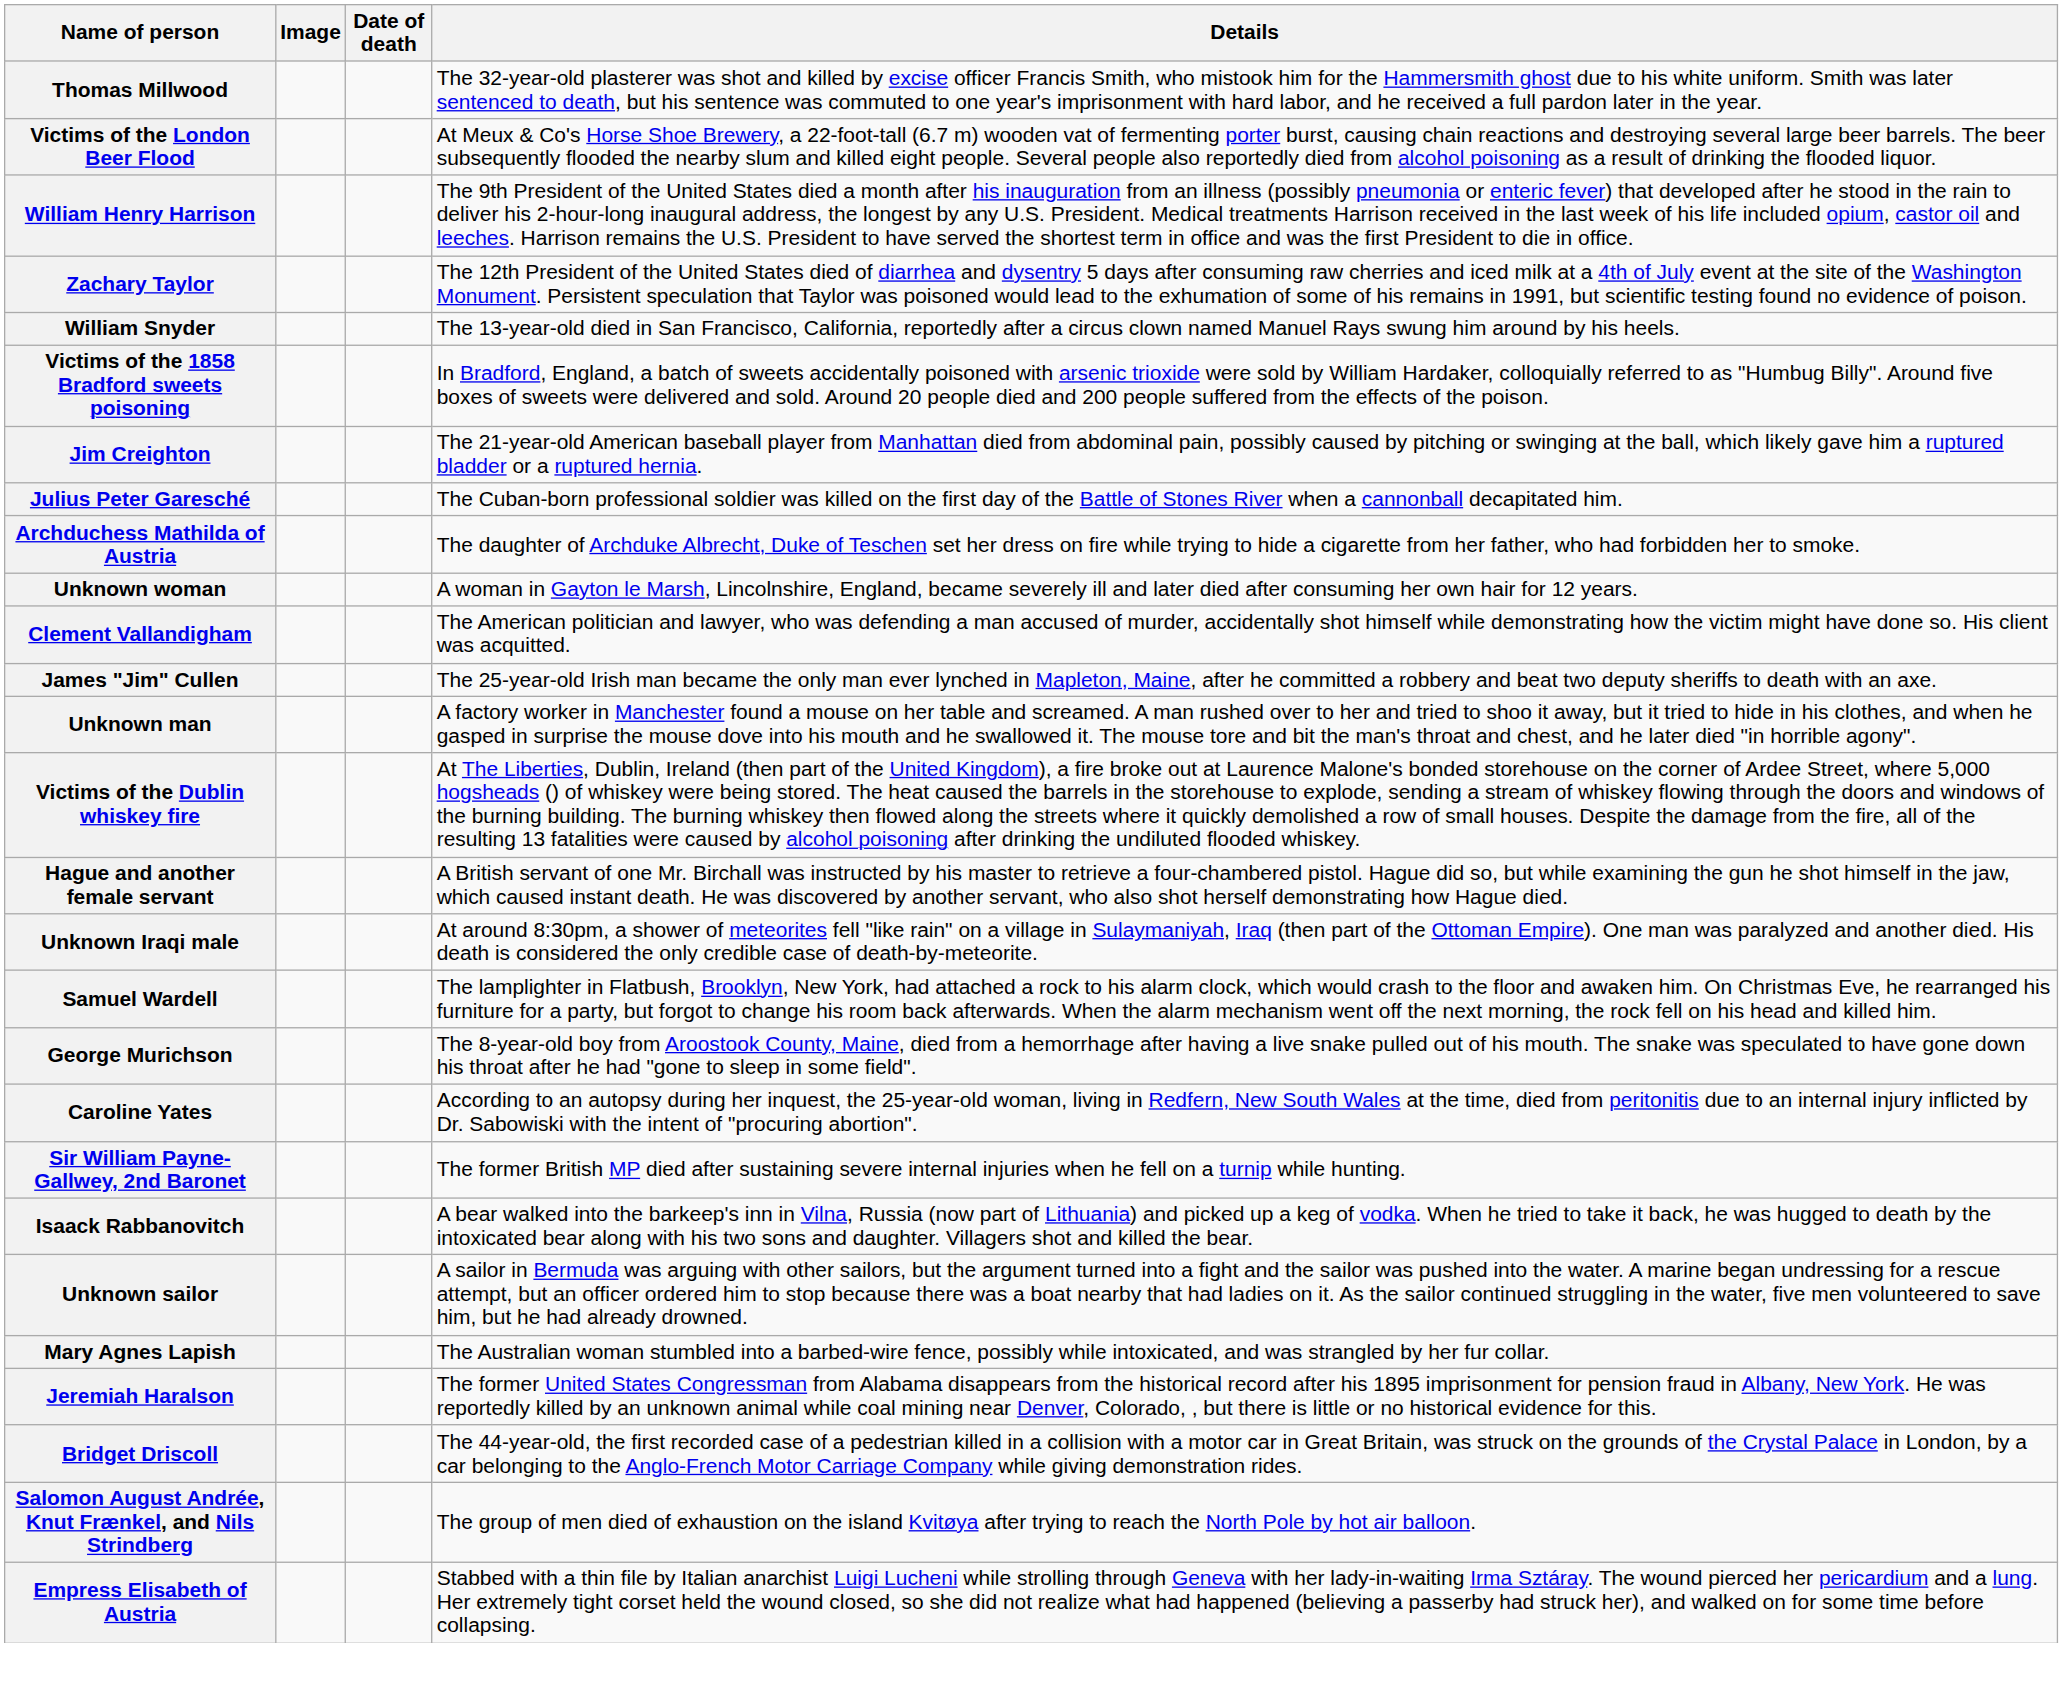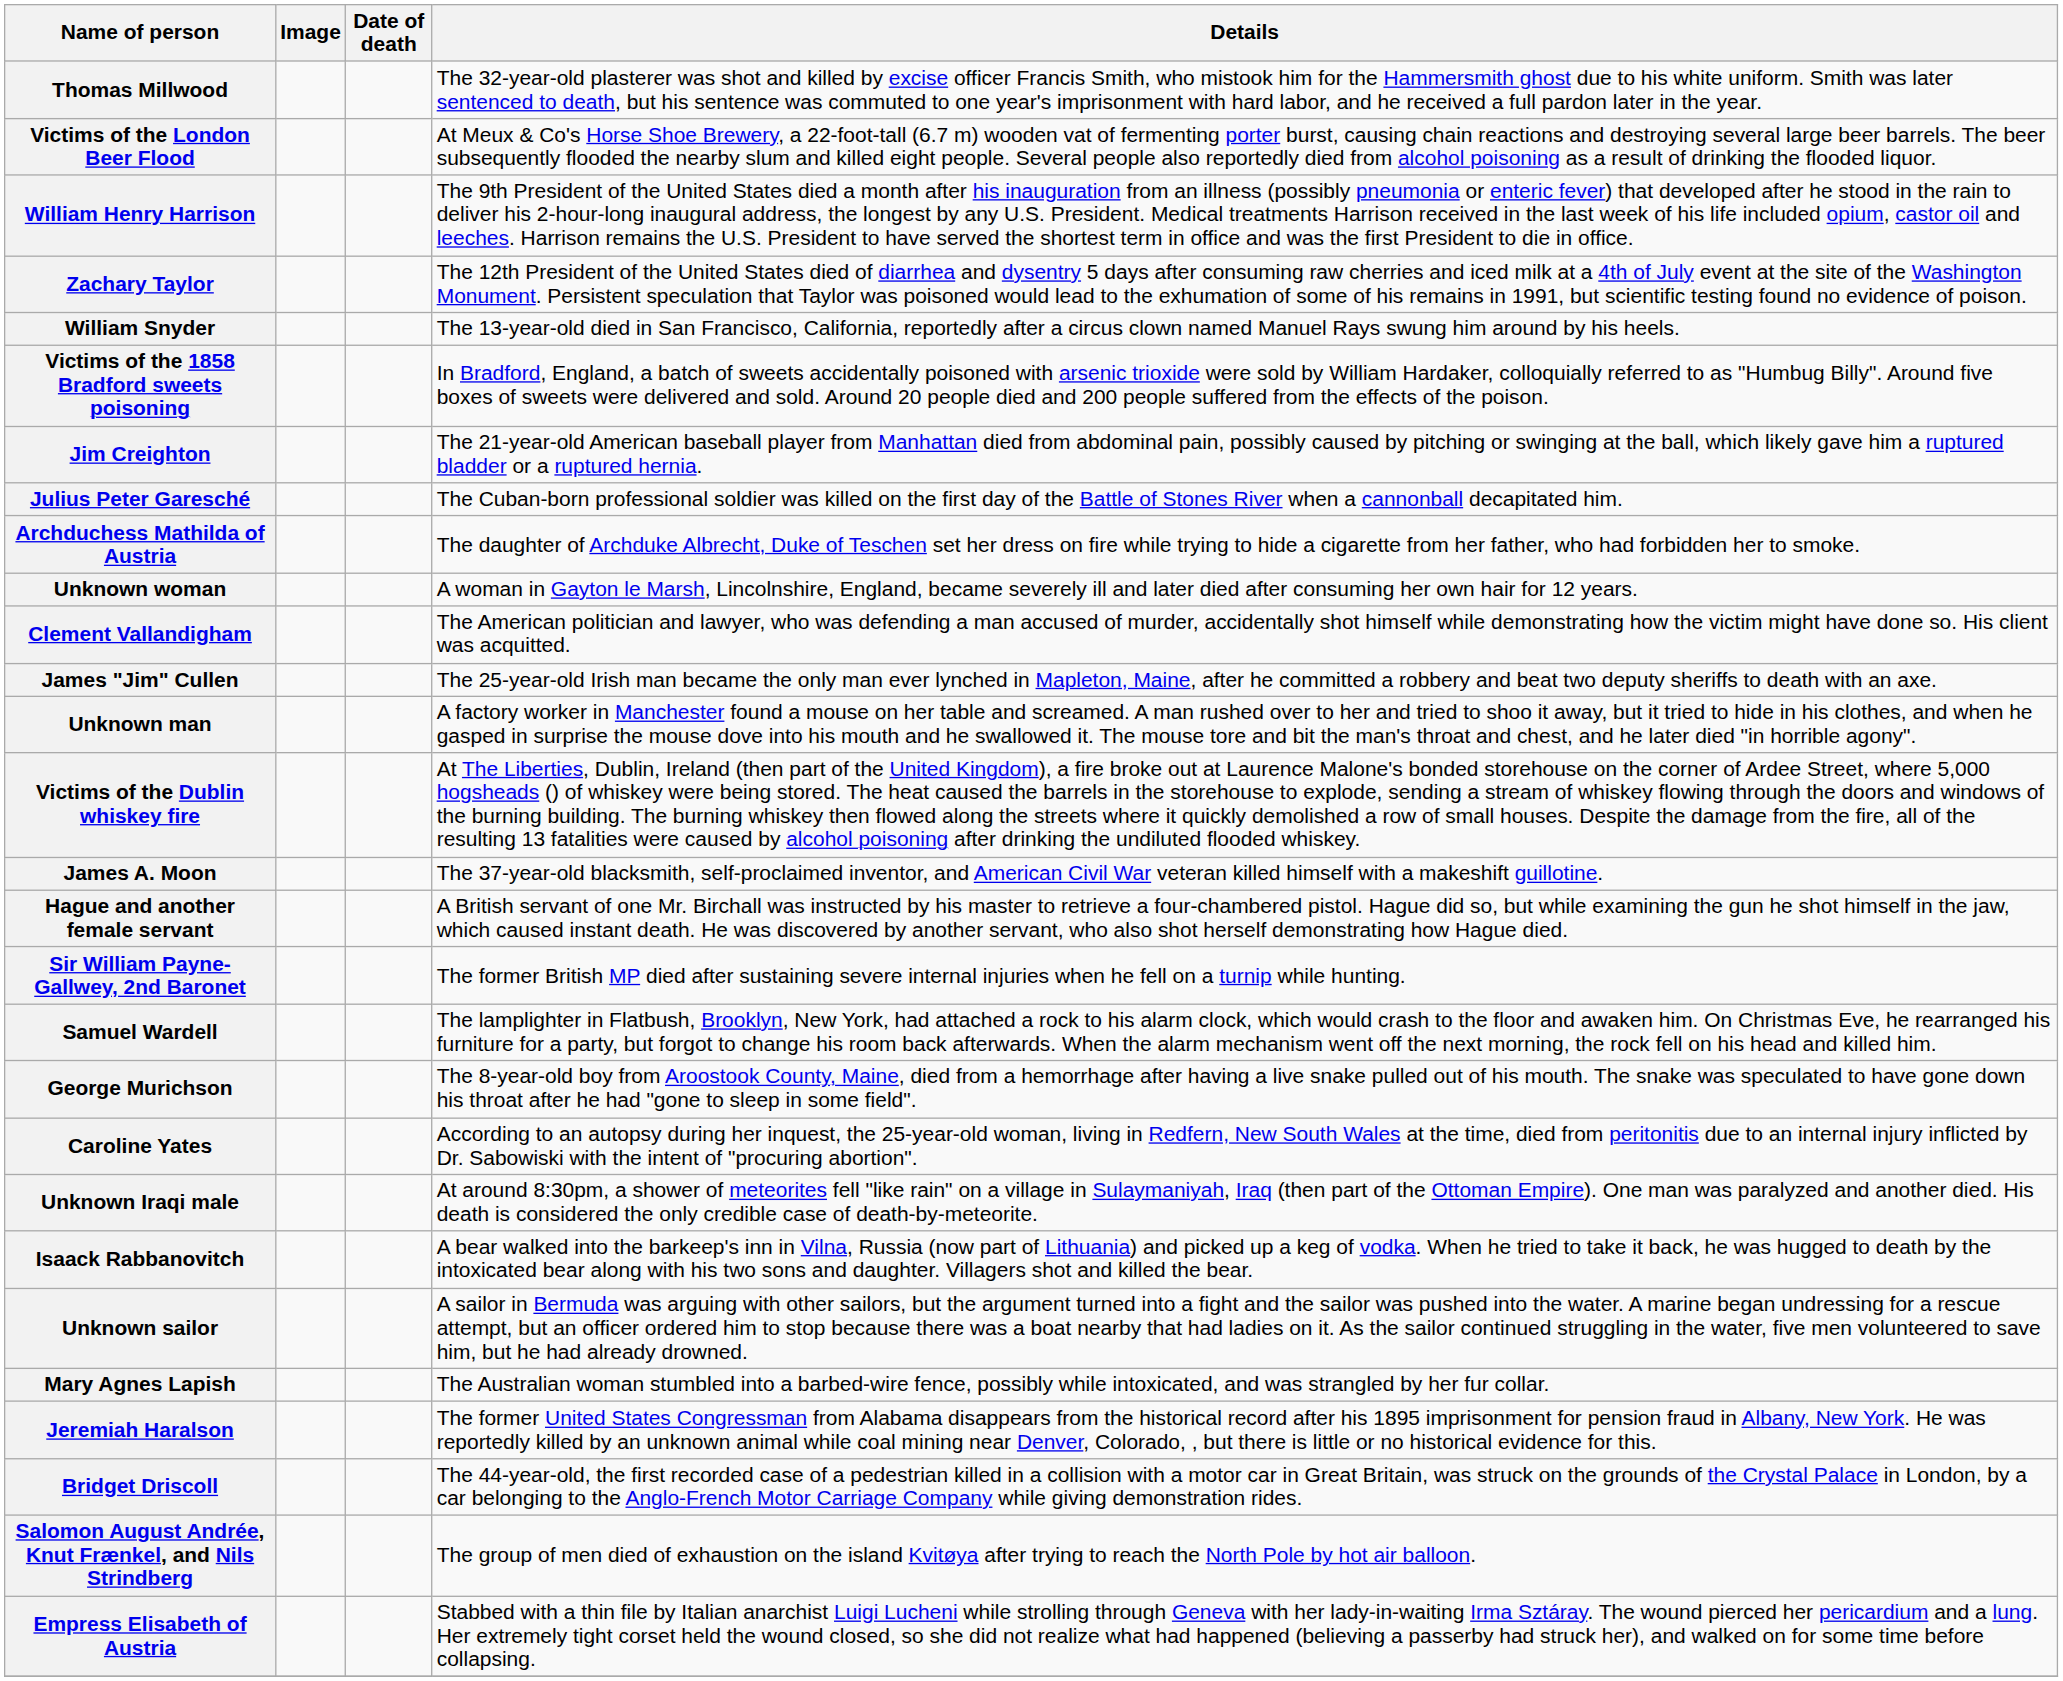+ row: (140, 873)
rows swapped: (140, 1169) <-> (140, 942)
